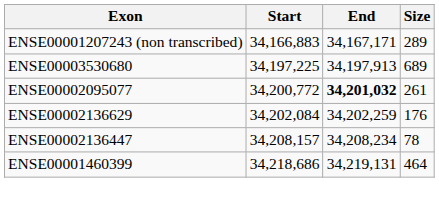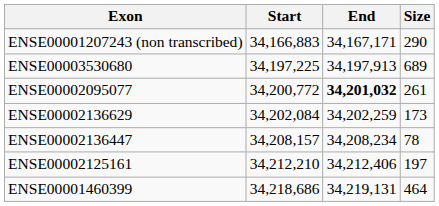(415, 41) 289 -> (415, 41) 290
(415, 115) 176 -> (415, 115) 173
+ row: (70, 164)
